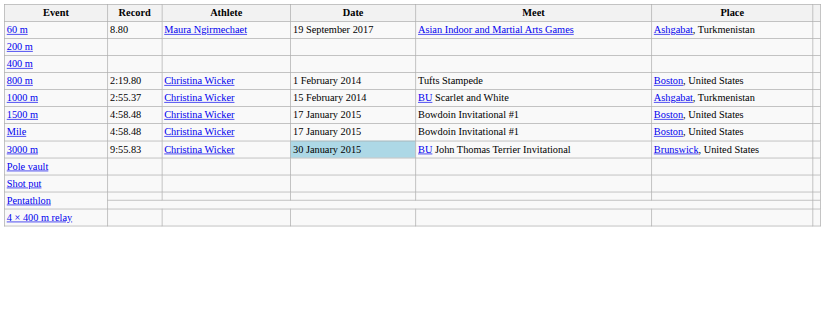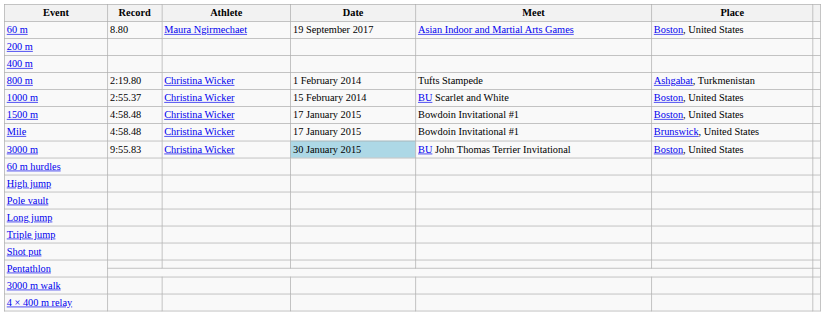(704, 30) Ashgabat, Turkmenistan -> (699, 30) Boston, United States
(699, 81) Boston, United States -> (704, 81) Ashgabat, Turkmenistan
(704, 98) Ashgabat, Turkmenistan -> (699, 98) Boston, United States
(699, 132) Boston, United States -> (706, 132) Brunswick, United States
(706, 149) Brunswick, United States -> (699, 149) Boston, United States
+ row: (34, 166)
+ row: (29, 183)
+ row: (30, 217)
+ row: (31, 234)
+ row: (34, 285)
